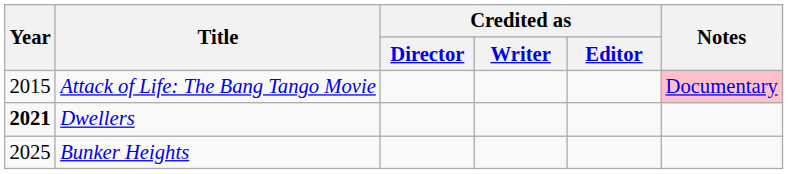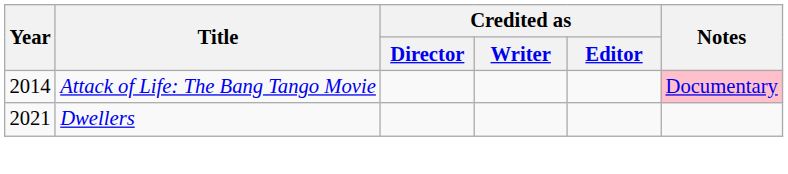(30, 86) 2015 -> (30, 86) 2014
(30, 119) bold -> (30, 119) normal
- row: (125, 151)
